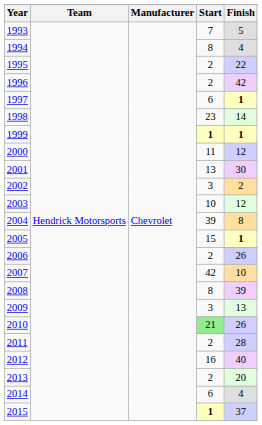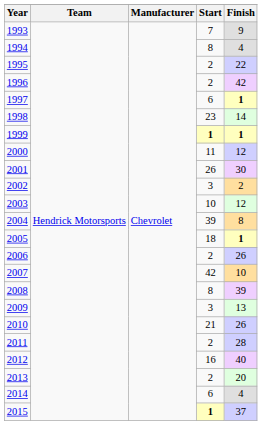(241, 30) 5 -> (241, 30) 9
(210, 169) 13 -> (210, 169) 26
(210, 238) 15 -> (210, 238) 18
(210, 325) lightgreen background -> (210, 325) no background
